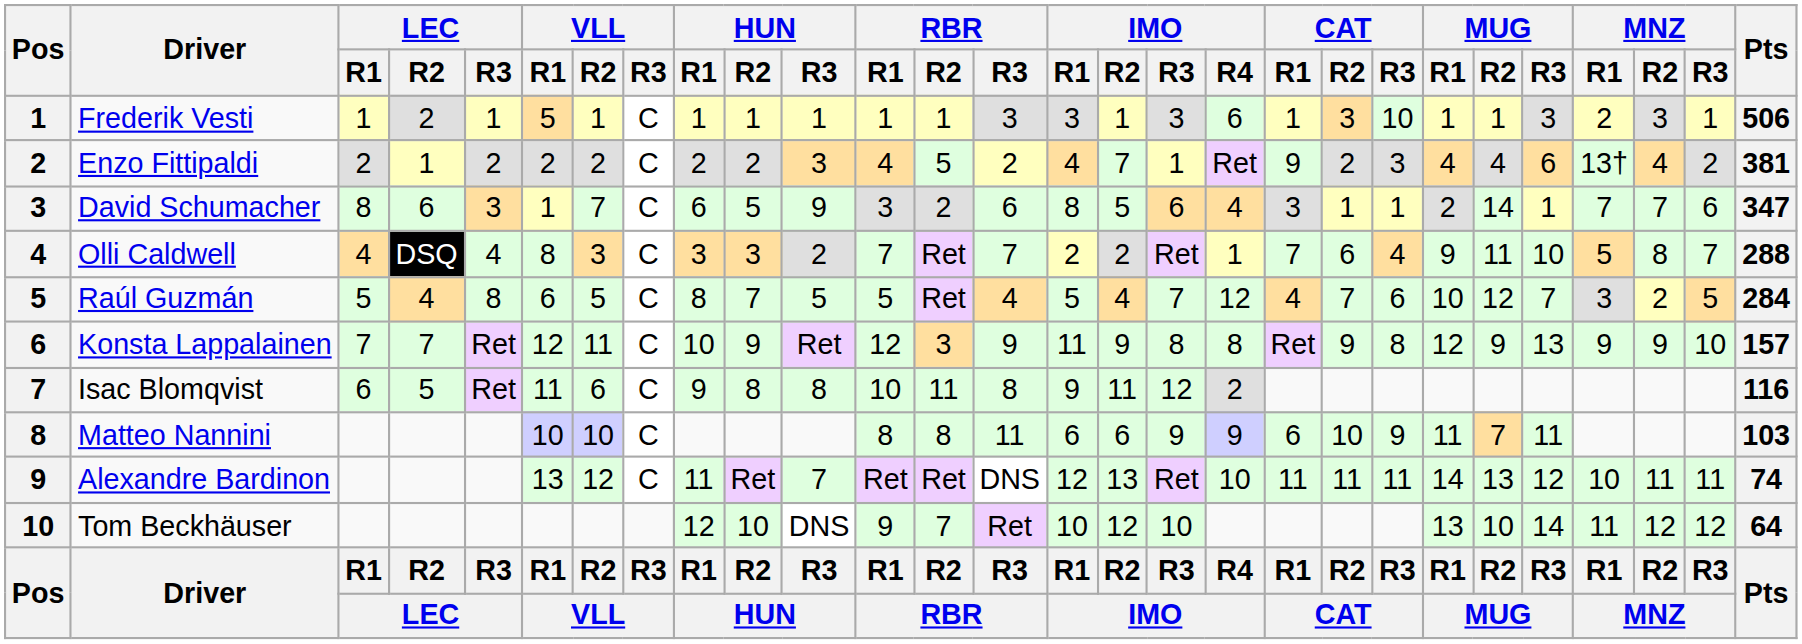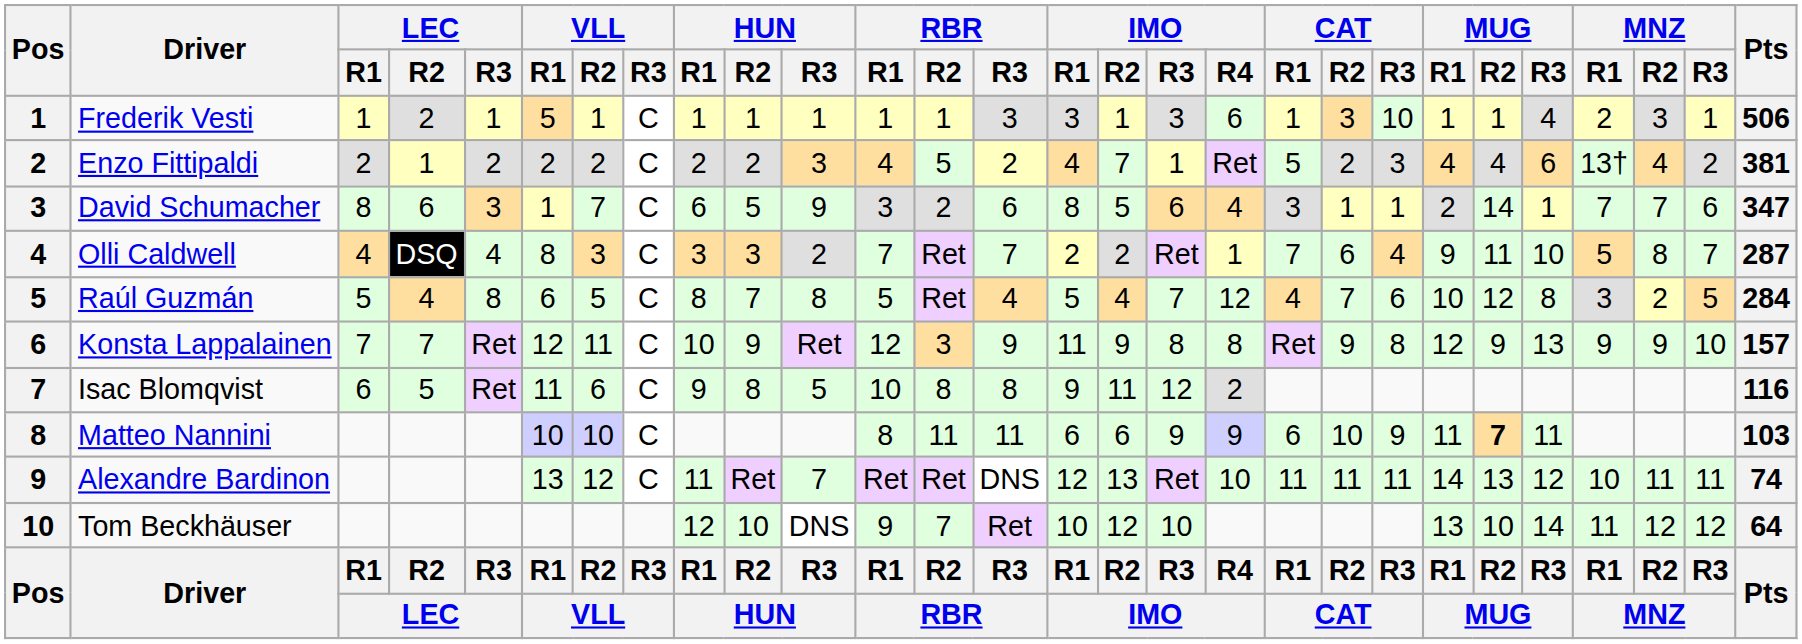(1548, 118) 3 -> (1548, 118) 4
(1293, 163) 9 -> (1293, 163) 5
(1766, 253) 288 -> (1766, 253) 287
(819, 299) 5 -> (819, 299) 8
(1548, 299) 7 -> (1548, 299) 8
(819, 389) 8 -> (819, 389) 5
(944, 389) 11 -> (944, 389) 8
(944, 434) 8 -> (944, 434) 11
(1498, 434) normal -> (1498, 434) bold
